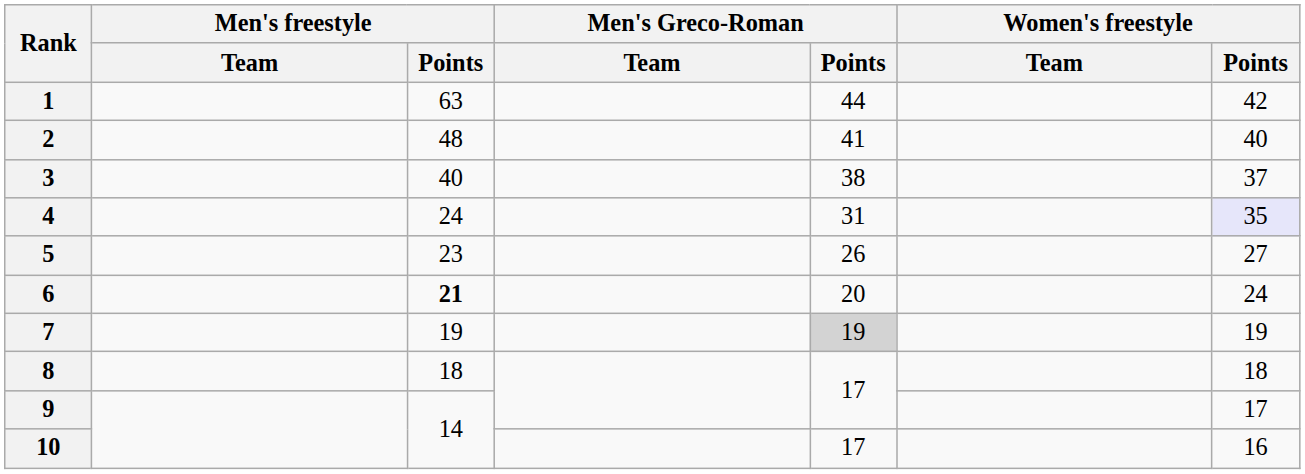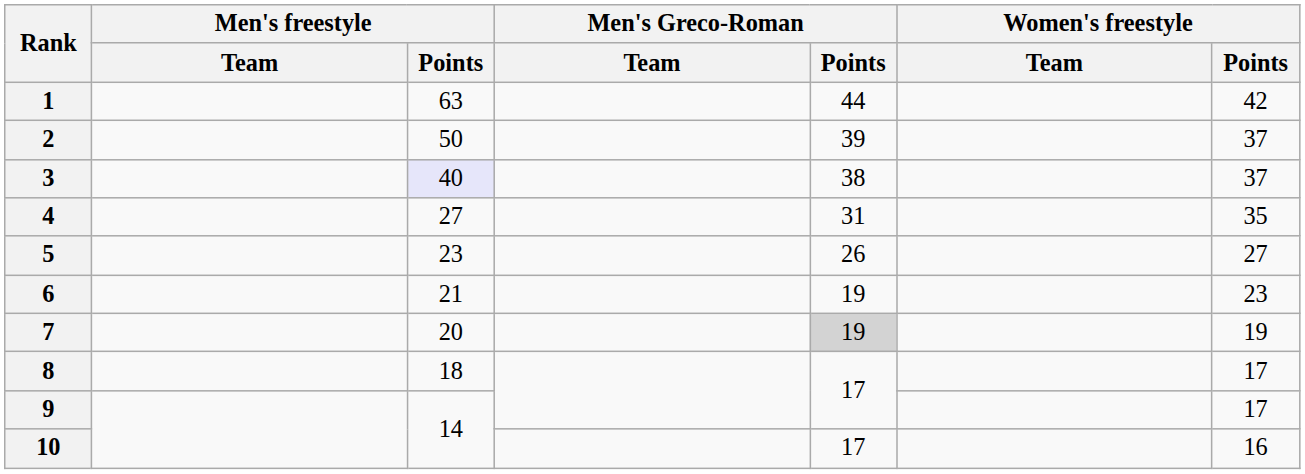(451, 139) 48 -> (451, 139) 50
(853, 139) 41 -> (853, 139) 39
(1256, 139) 40 -> (1256, 139) 37
(451, 178) no background -> (451, 178) lavender background
(451, 216) 24 -> (451, 216) 27
(1256, 216) lavender background -> (1256, 216) no background
(451, 293) bold -> (451, 293) normal
(853, 293) 20 -> (853, 293) 19
(1256, 293) 24 -> (1256, 293) 23
(451, 332) 19 -> (451, 332) 20
(1256, 370) 18 -> (1256, 370) 17
